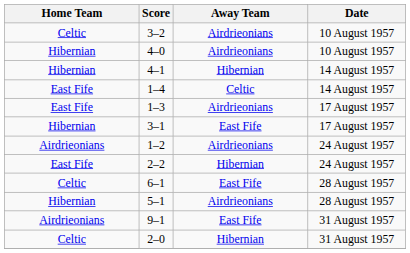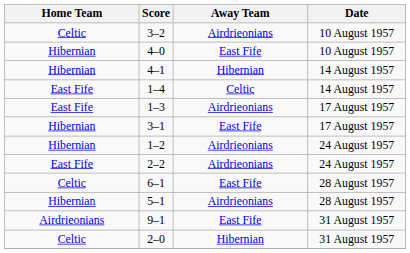(240, 51) Airdrieonians -> (240, 51) East Fife
(72, 145) Airdrieonians -> (72, 145) Hibernian
(240, 164) Hibernian -> (240, 164) Airdrieonians
